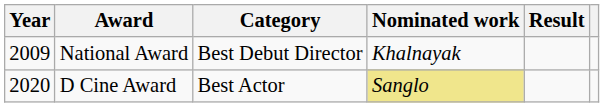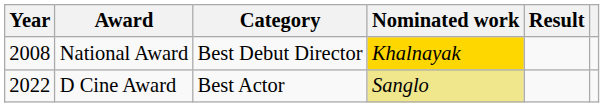(30, 53) 2009 -> (30, 53) 2008
(416, 53) no background -> (416, 53) gold background
(30, 85) 2020 -> (30, 85) 2022
